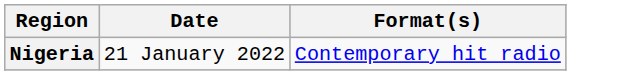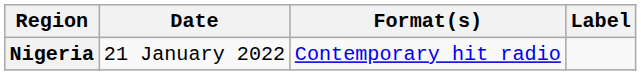+ column: (601, 21)
